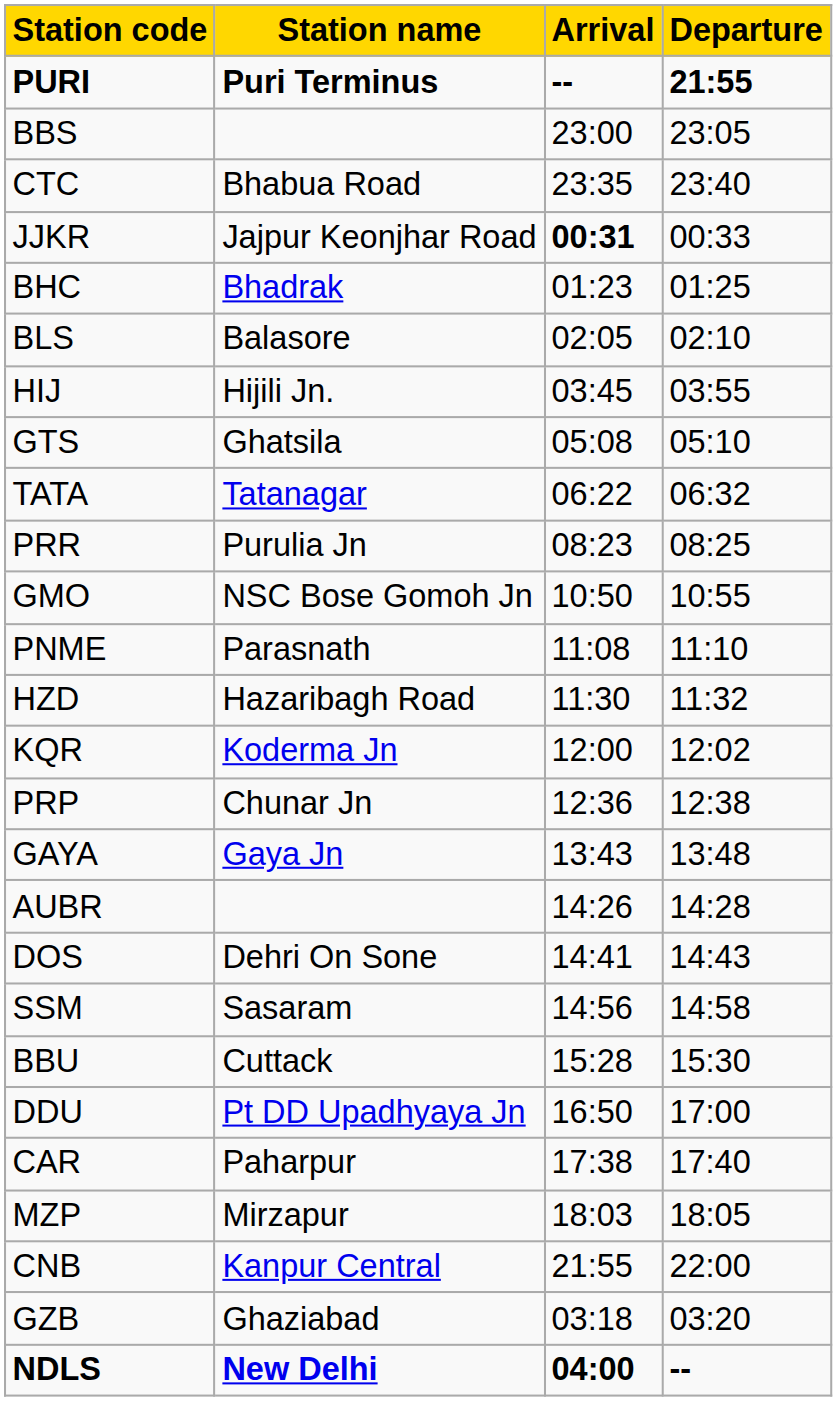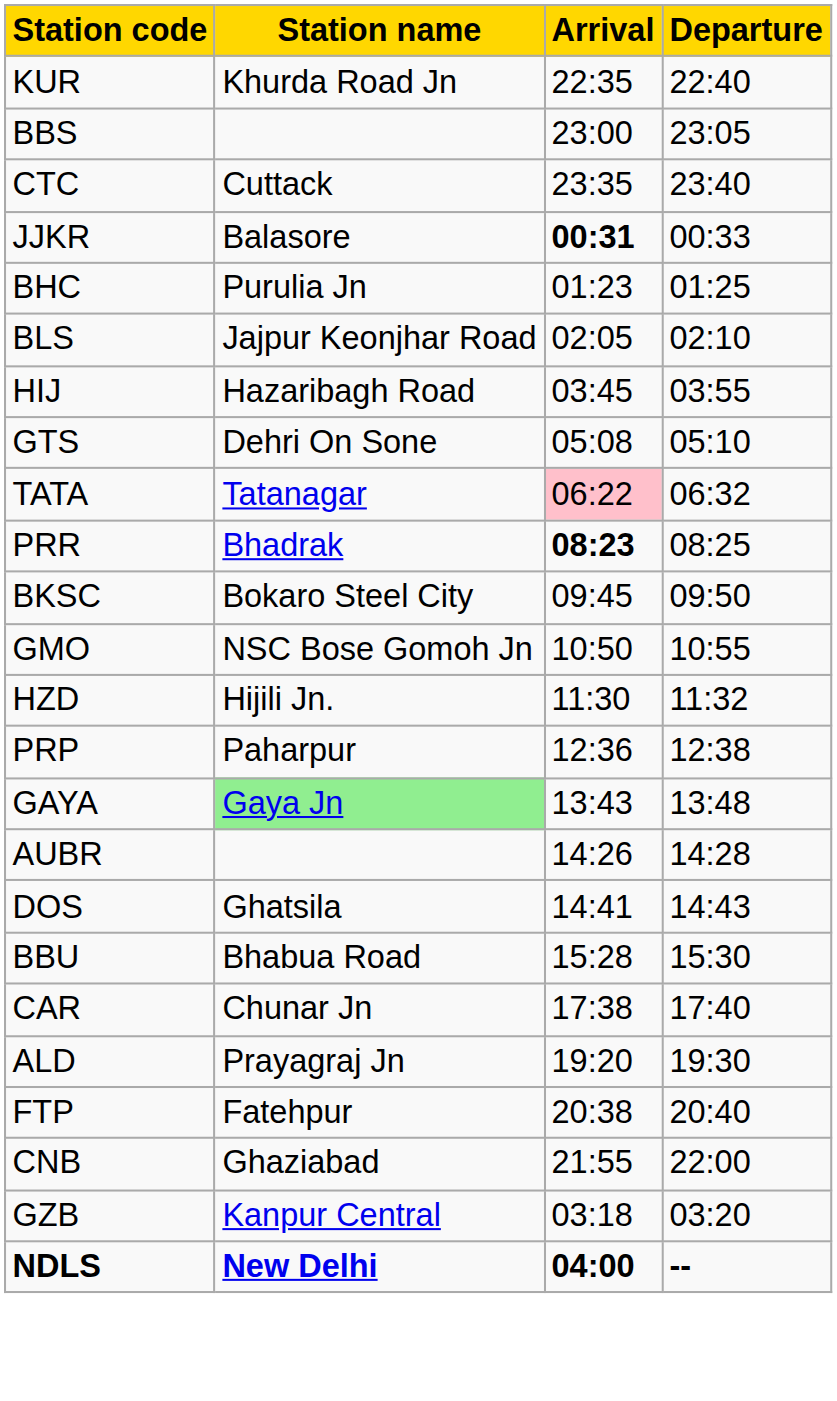- row: (51, 81)
+ row: (47, 81)
(322, 184) Bhabua Road -> (277, 184) Cuttack
(379, 236) Jajpur Keonjhar Road -> (286, 236) Balasore
(283, 287) Bhadrak -> (295, 287) Purulia Jn
(286, 339) Balasore -> (379, 339) Jajpur Keonjhar Road
(278, 390) Hijili Jn. -> (349, 390) Hazaribagh Road
(282, 442) Ghatsila -> (330, 442) Dehri On Sone
(592, 493) no background -> (592, 493) pink background
(295, 545) Purulia Jn -> (283, 545) Bhadrak
(592, 545) normal -> (593, 545) bold
+ row: (57, 596)
- row: (59, 648)
(349, 699) Hazaribagh Road -> (278, 699) Hijili Jn.
- row: (48, 751)
(297, 802) Chunar Jn -> (289, 751) Paharpur
(283, 854) no background -> (283, 802) lightgreen background
(330, 957) Dehri On Sone -> (282, 905) Ghatsila
- row: (48, 1008)
(277, 1060) Cuttack -> (322, 957) Bhabua Road
- row: (48, 1111)
(289, 1163) Paharpur -> (297, 1008) Chunar Jn
- row: (47, 1215)
+ row: (44, 1060)
+ row: (43, 1111)
(332, 1266) Kanpur Central -> (301, 1163) Ghaziabad
(301, 1318) Ghaziabad -> (332, 1215) Kanpur Central
